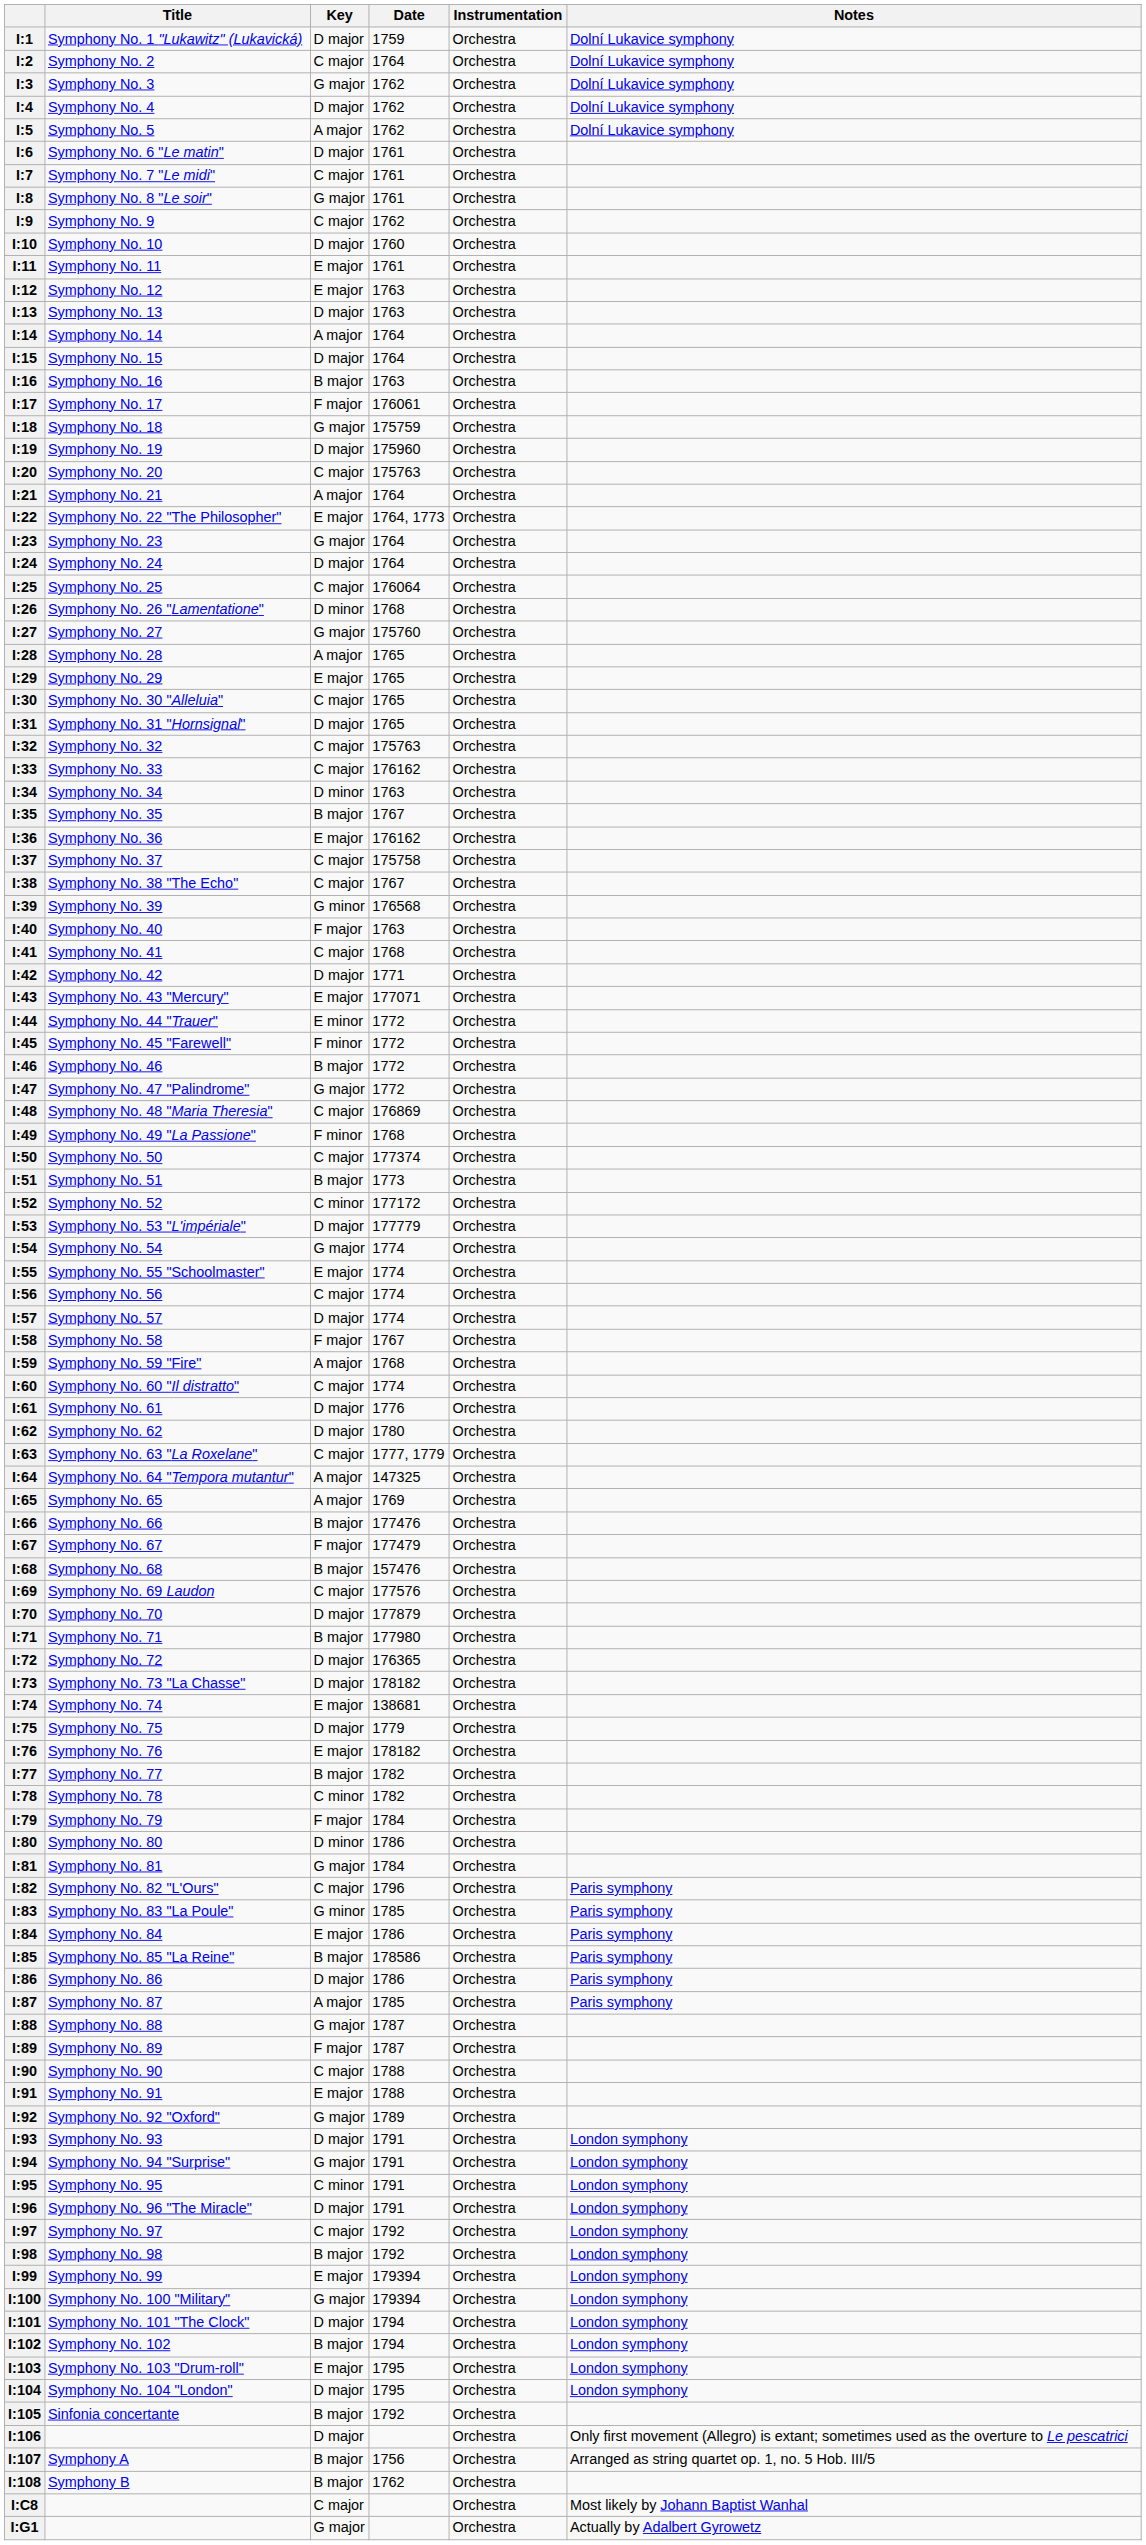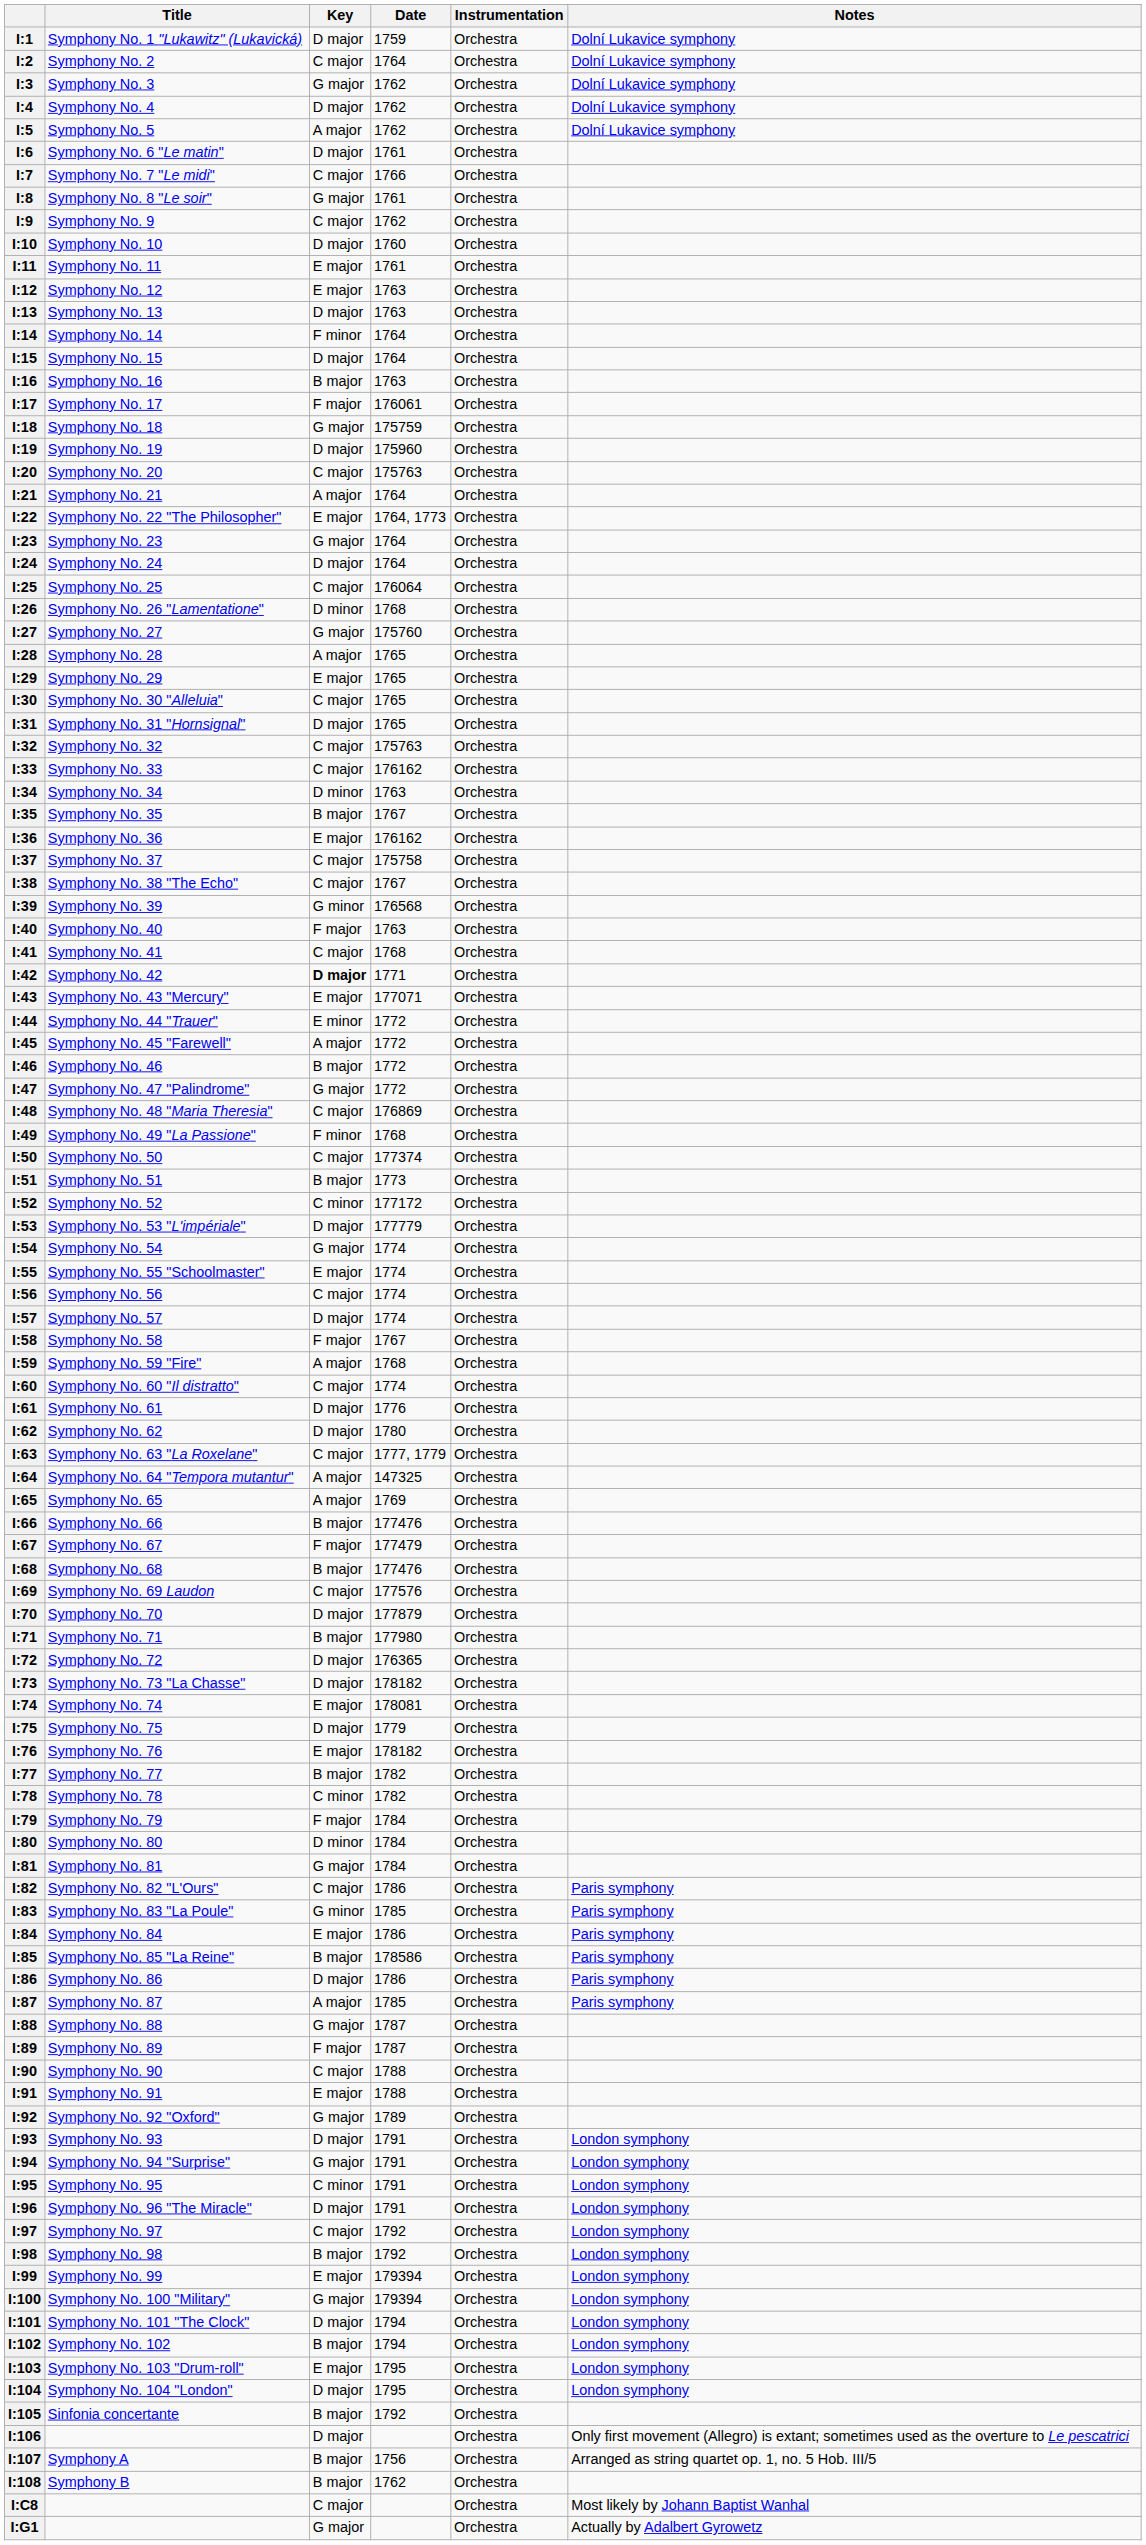(388, 175) 1761 -> (390, 175) 1766
(338, 335) A major -> (337, 335) F minor
(339, 975) normal -> (340, 975) bold
(338, 1043) F minor -> (337, 1043) A major
(396, 1568) 157476 -> (398, 1568) 177476
(396, 1705) 138681 -> (398, 1705) 178081
(388, 1842) 1786 -> (390, 1842) 1784
(388, 1888) 1796 -> (390, 1888) 1786
